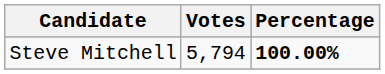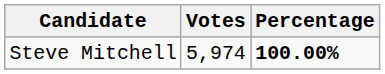(216, 53) 5,794 -> (216, 53) 5,974
